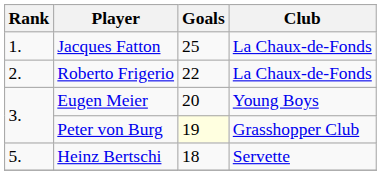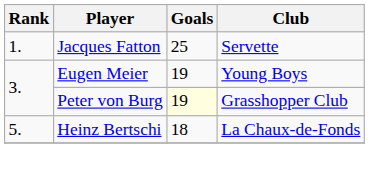(302, 45) La Chaux-de-Fonds -> (250, 45) Servette
- row: (116, 73)
(191, 101) 20 -> (179, 73) 19
(261, 156) Servette -> (291, 128) La Chaux-de-Fonds
